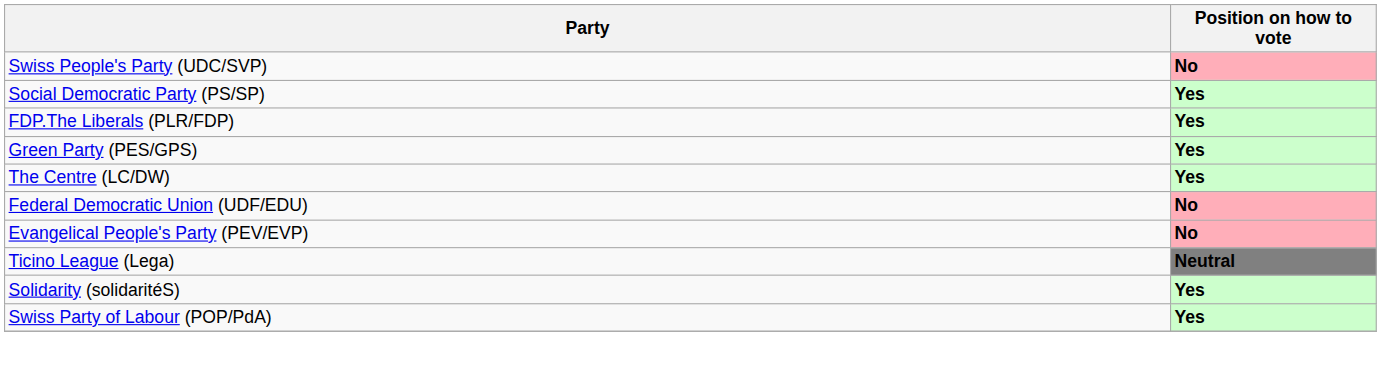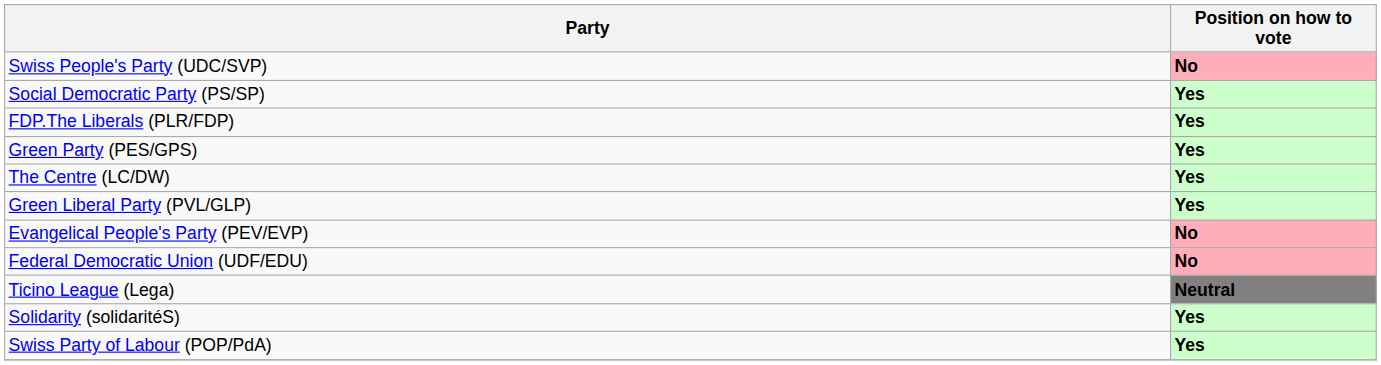+ row: (130, 205)
rows swapped: (158, 233) <-> (158, 205)
